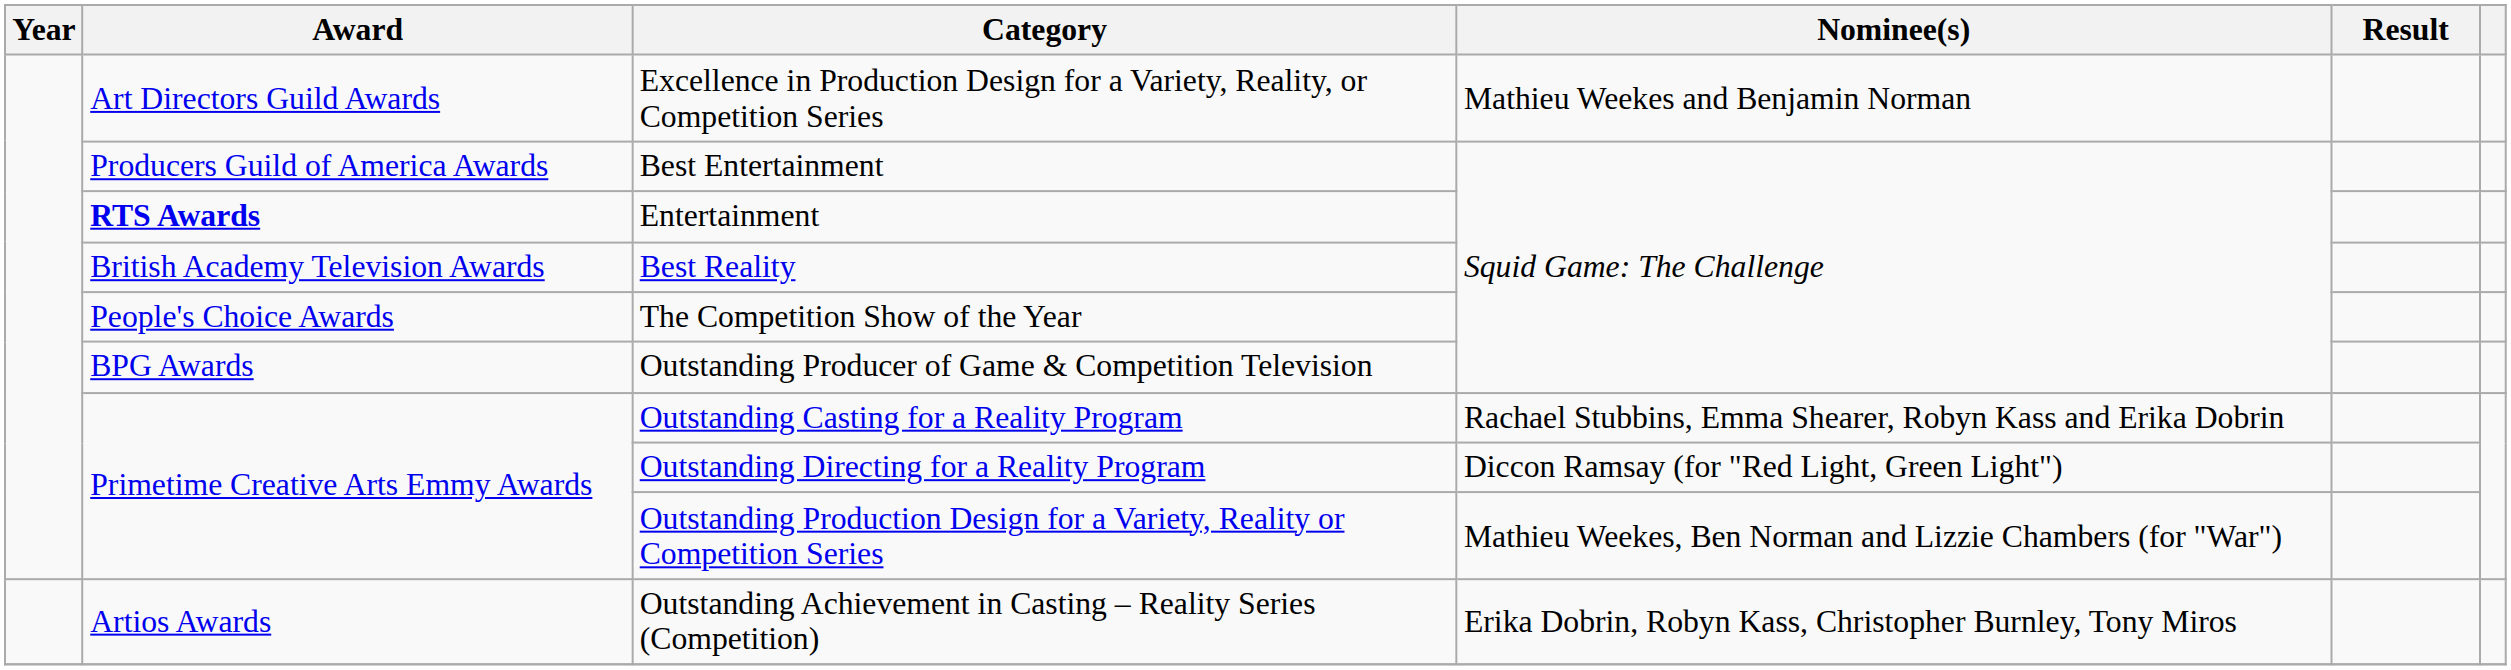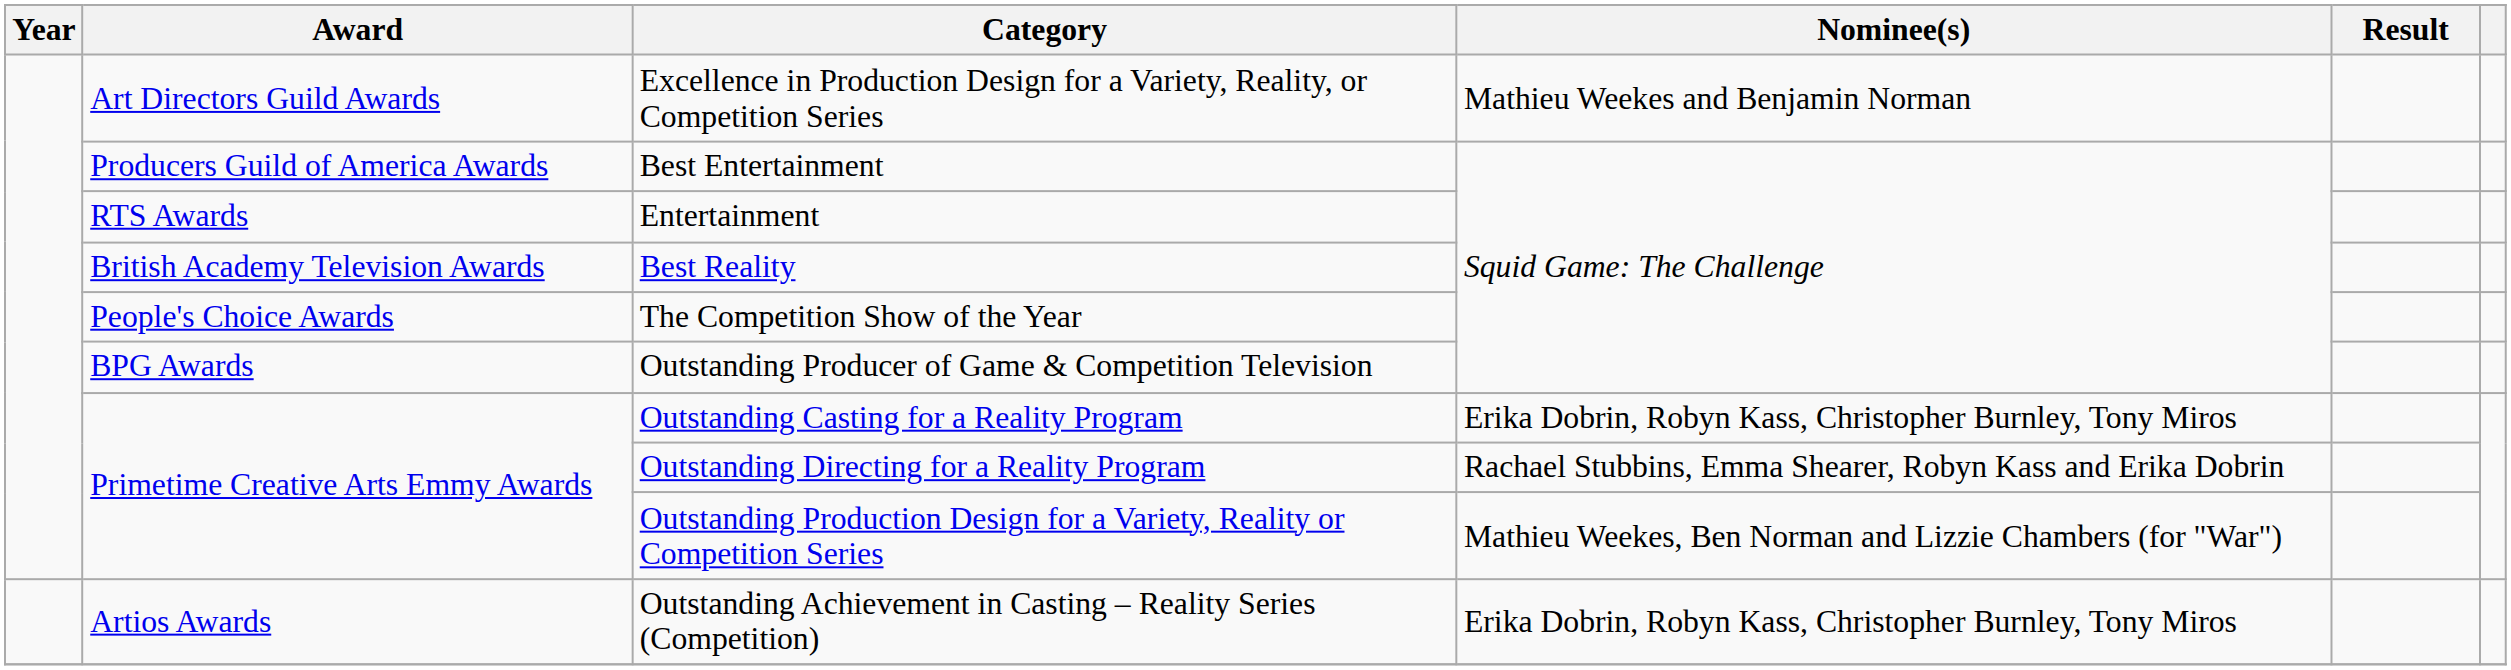(175, 215) bold -> (169, 215) normal
(1874, 416) Rachael Stubbins, Emma Shearer, Robyn Kass and Erika Dobrin -> (1850, 416) Erika Dobrin, Robyn Kass, Christopher Burnley, Tony Miros
(1763, 467) Diccon Ramsay (for "Red Light, Green Light") -> (1874, 467) Rachael Stubbins, Emma Shearer, Robyn Kass and Erika Dobrin
